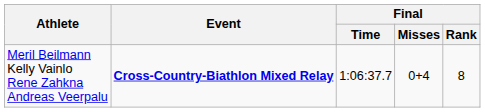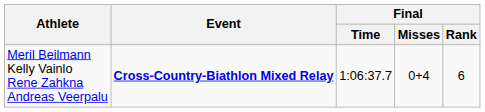(461, 75) 8 -> (461, 75) 6
